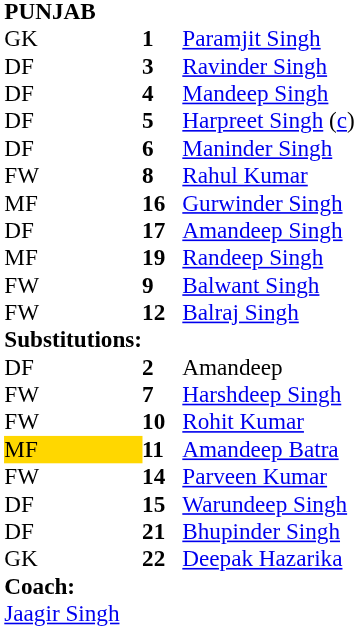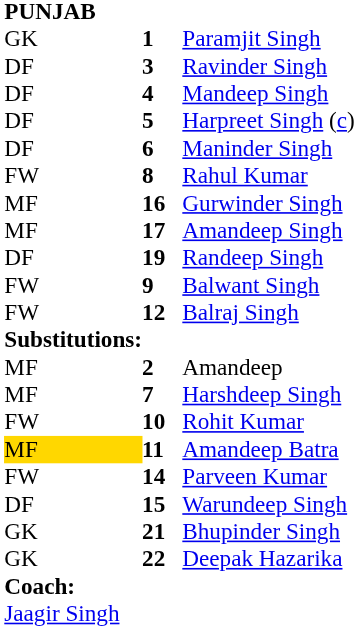(19, 230) DF -> (21, 230) MF
(21, 257) MF -> (19, 257) DF
(19, 367) DF -> (21, 367) MF
(22, 394) FW -> (21, 394) MF
(19, 531) DF -> (21, 531) GK
